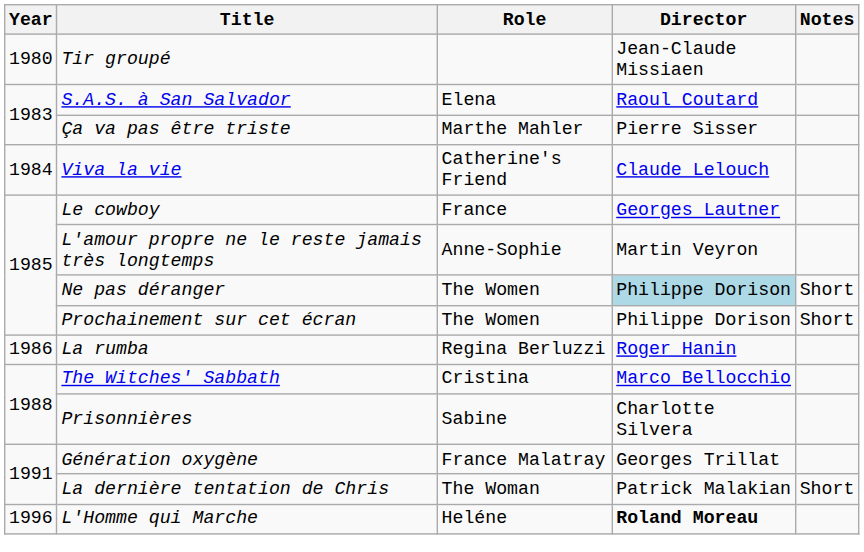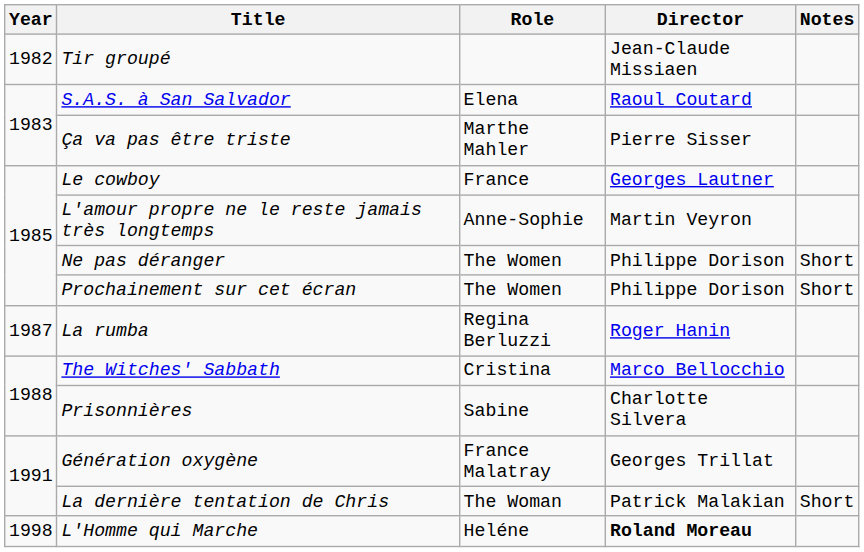(31, 60) 1980 -> (31, 60) 1982
- row: (121, 170)
(704, 290) lightblue background -> (697, 261) no background
(31, 349) 1986 -> (31, 330) 1987
(31, 519) 1996 -> (31, 531) 1998
